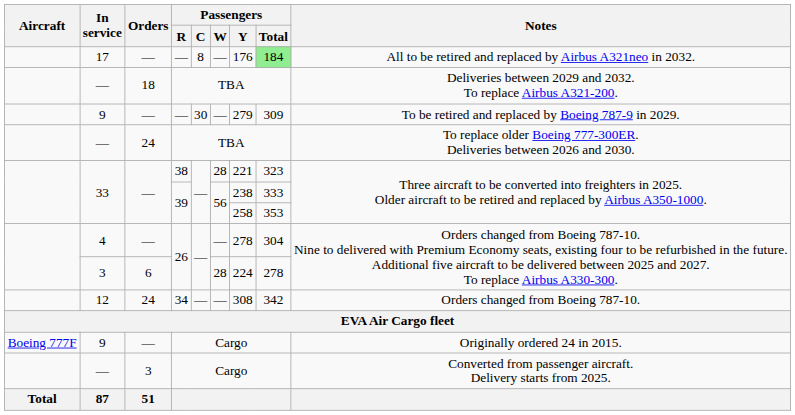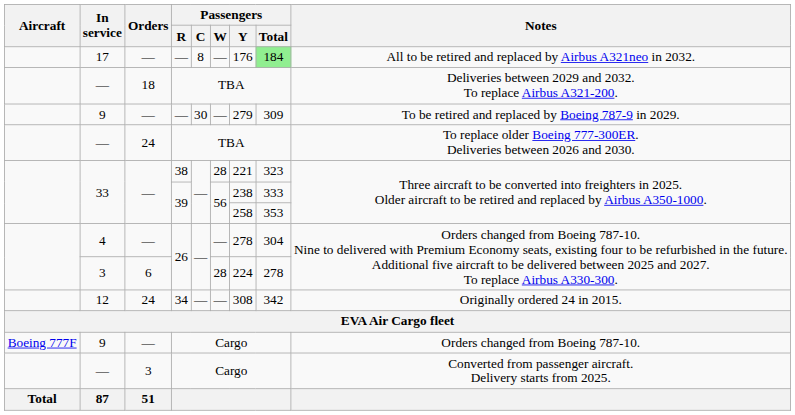(541, 300) Orders changed from Boeing 787-10. -> (541, 300) Originally ordered 24 in 2015.
(541, 342) Originally ordered 24 in 2015. -> (541, 342) Orders changed from Boeing 787-10.
